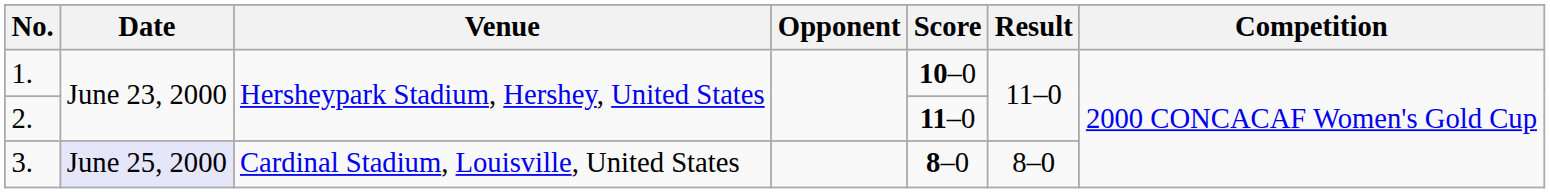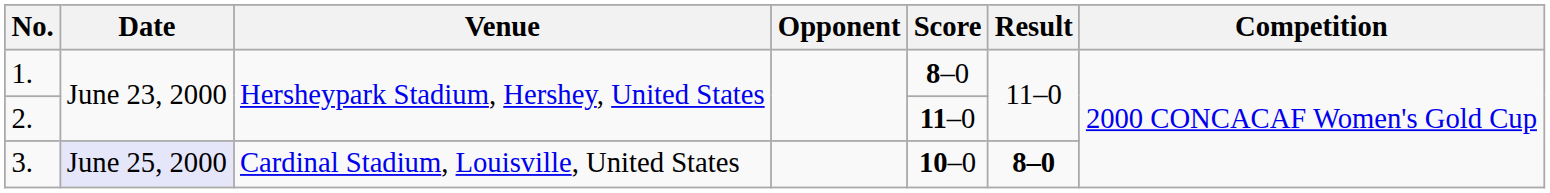(948, 72) 10–0 -> (948, 72) 8–0
(948, 163) 8–0 -> (948, 163) 10–0
(1034, 163) normal -> (1034, 163) bold
